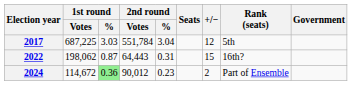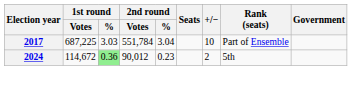(209, 42) 12 -> (209, 42) 10
(229, 42) 5th -> (256, 42) Part of Ensemble
- row: (34, 57)
(256, 73) Part of Ensemble -> (229, 57) 5th
